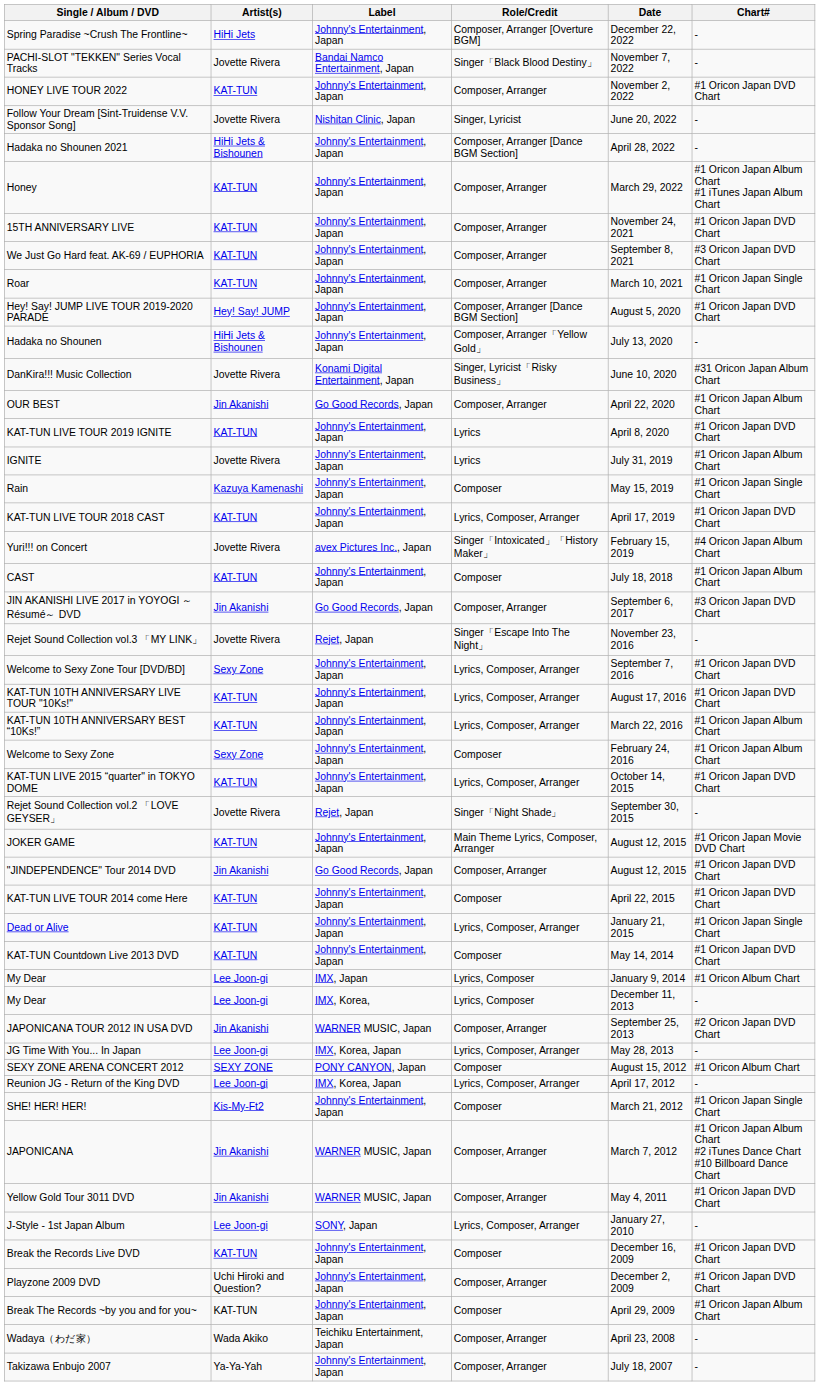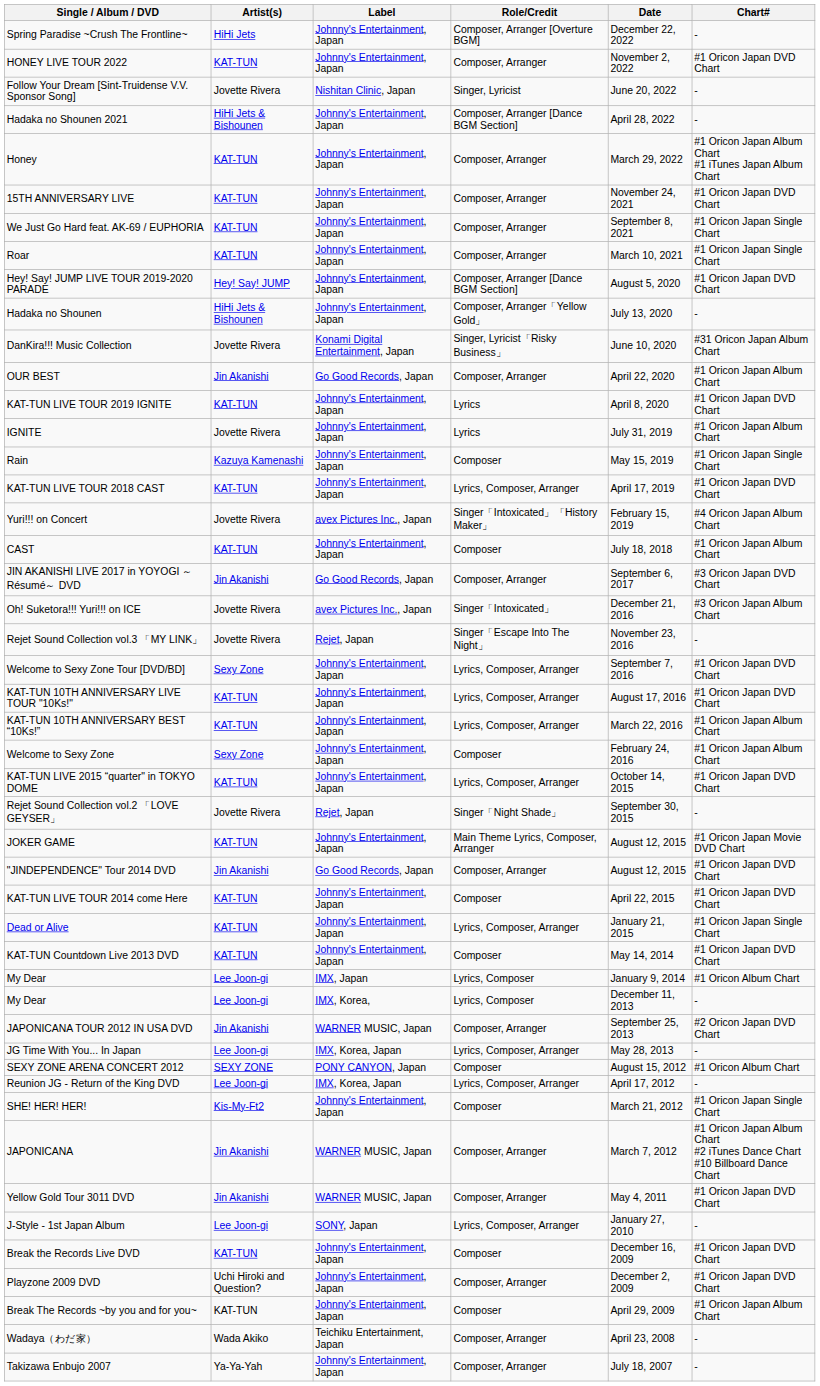- row: (94, 63)
(745, 255) #3 Oricon Japan DVD Chart -> (748, 227) #1 Oricon Japan Single Chart
+ row: (74, 609)
